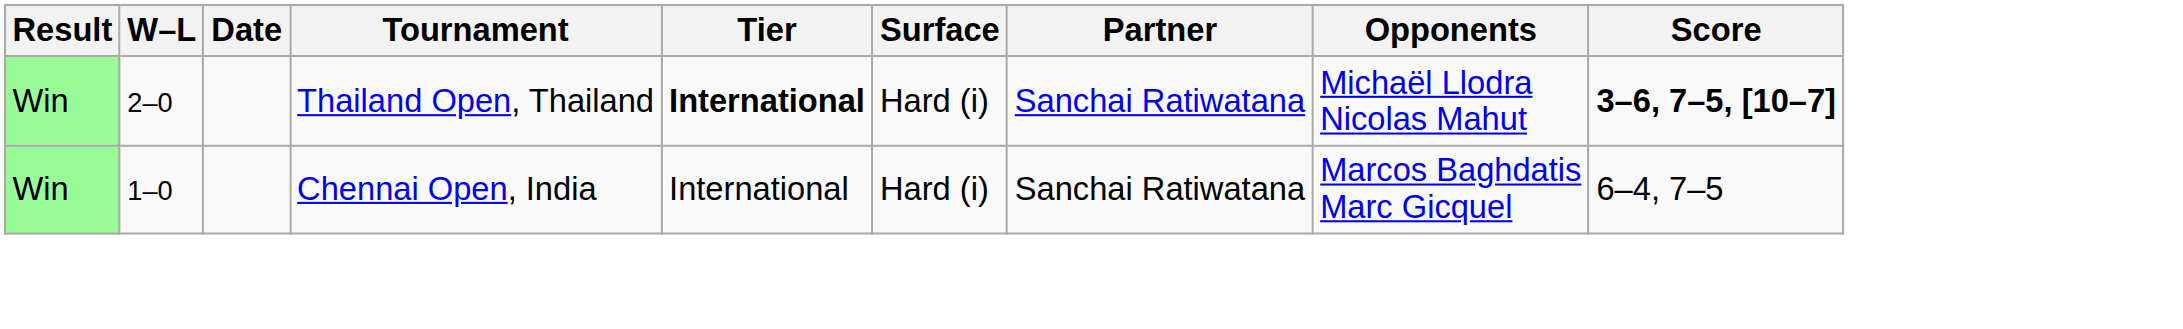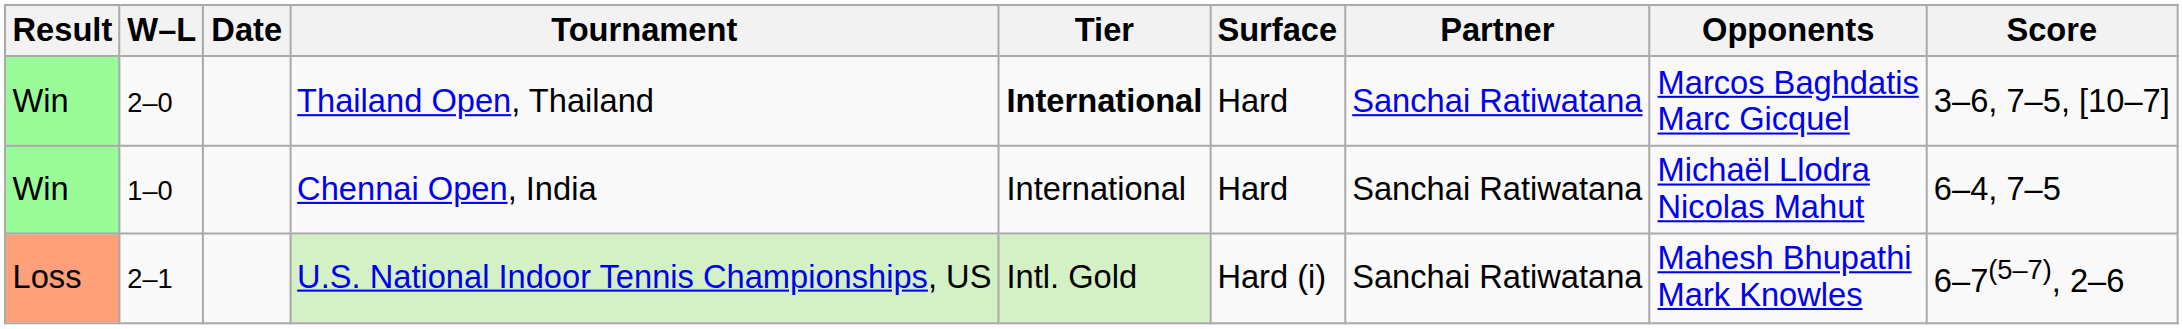(934, 100) Hard (i) -> (1253, 100) Hard
(1426, 100) Michaël Llodra Nicolas Mahut -> (1788, 100) Marcos Baghdatis Marc Gicquel
(1716, 100) bold -> (2052, 100) normal
(934, 188) Hard (i) -> (1253, 188) Hard
(1451, 188) Marcos Baghdatis Marc Gicquel -> (1764, 188) Michaël Llodra Nicolas Mahut
+ row: (644, 277)
